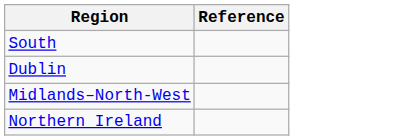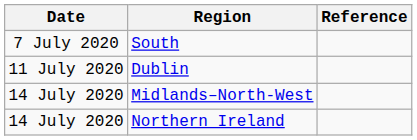+ column: (66, 18)
